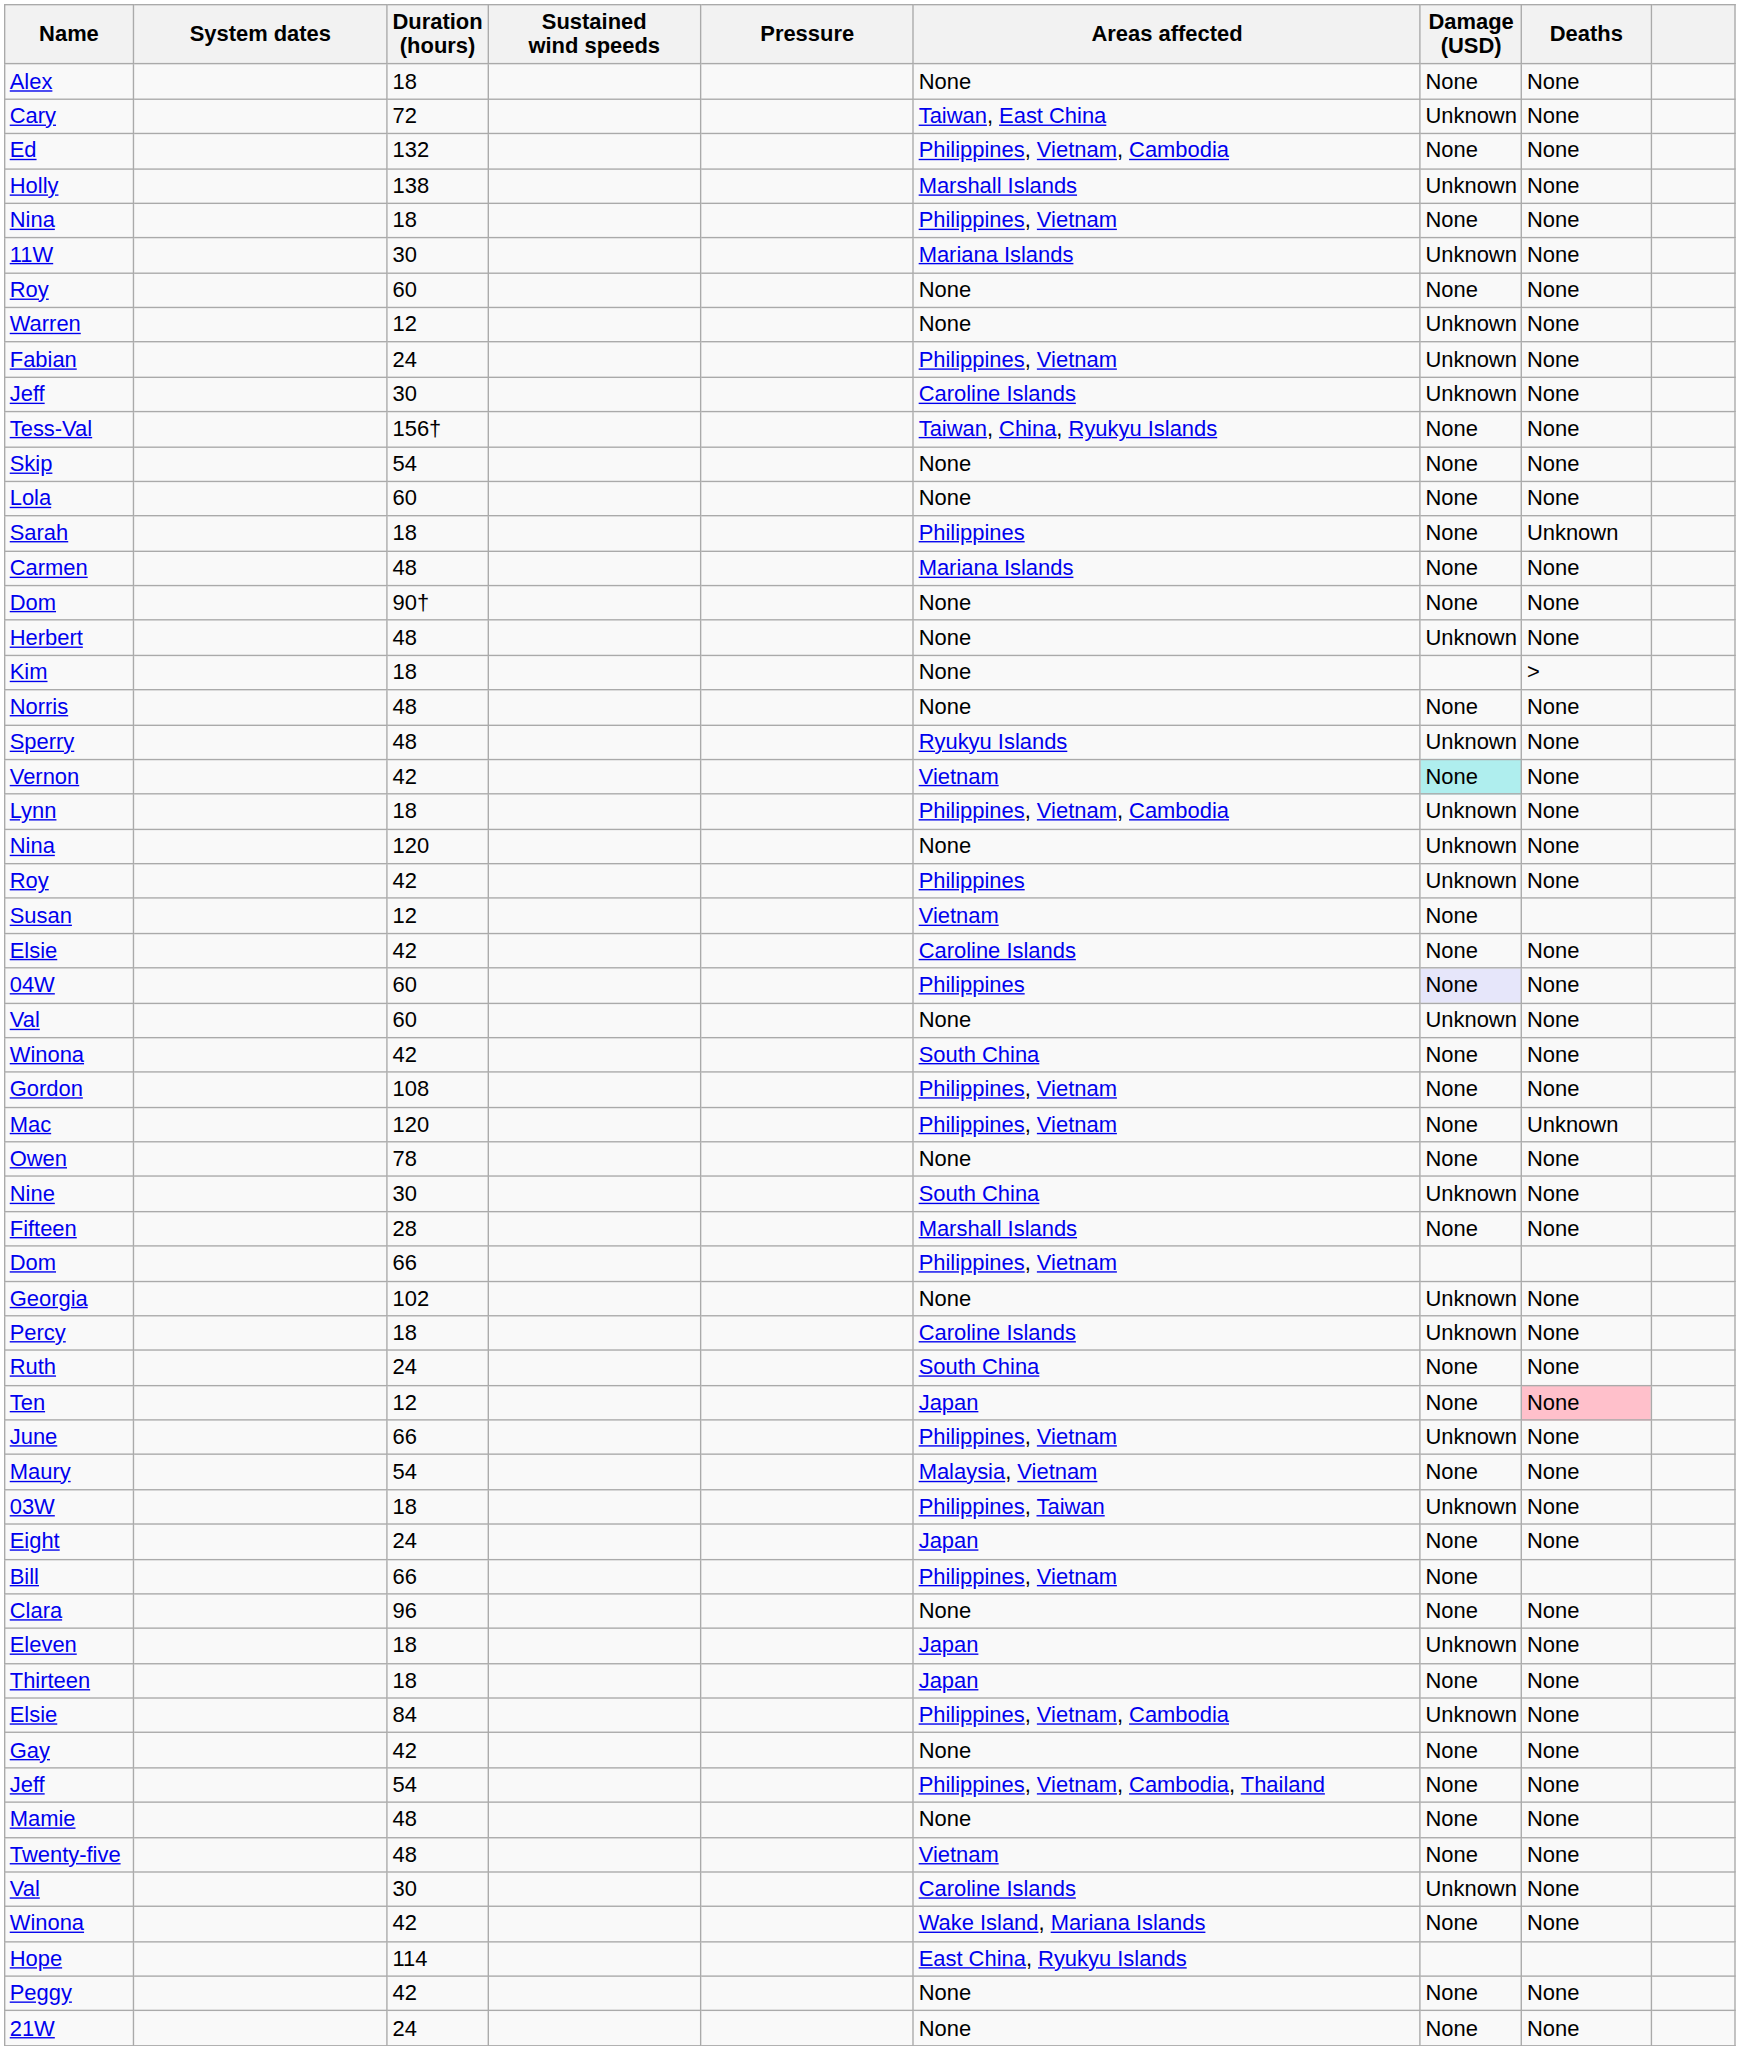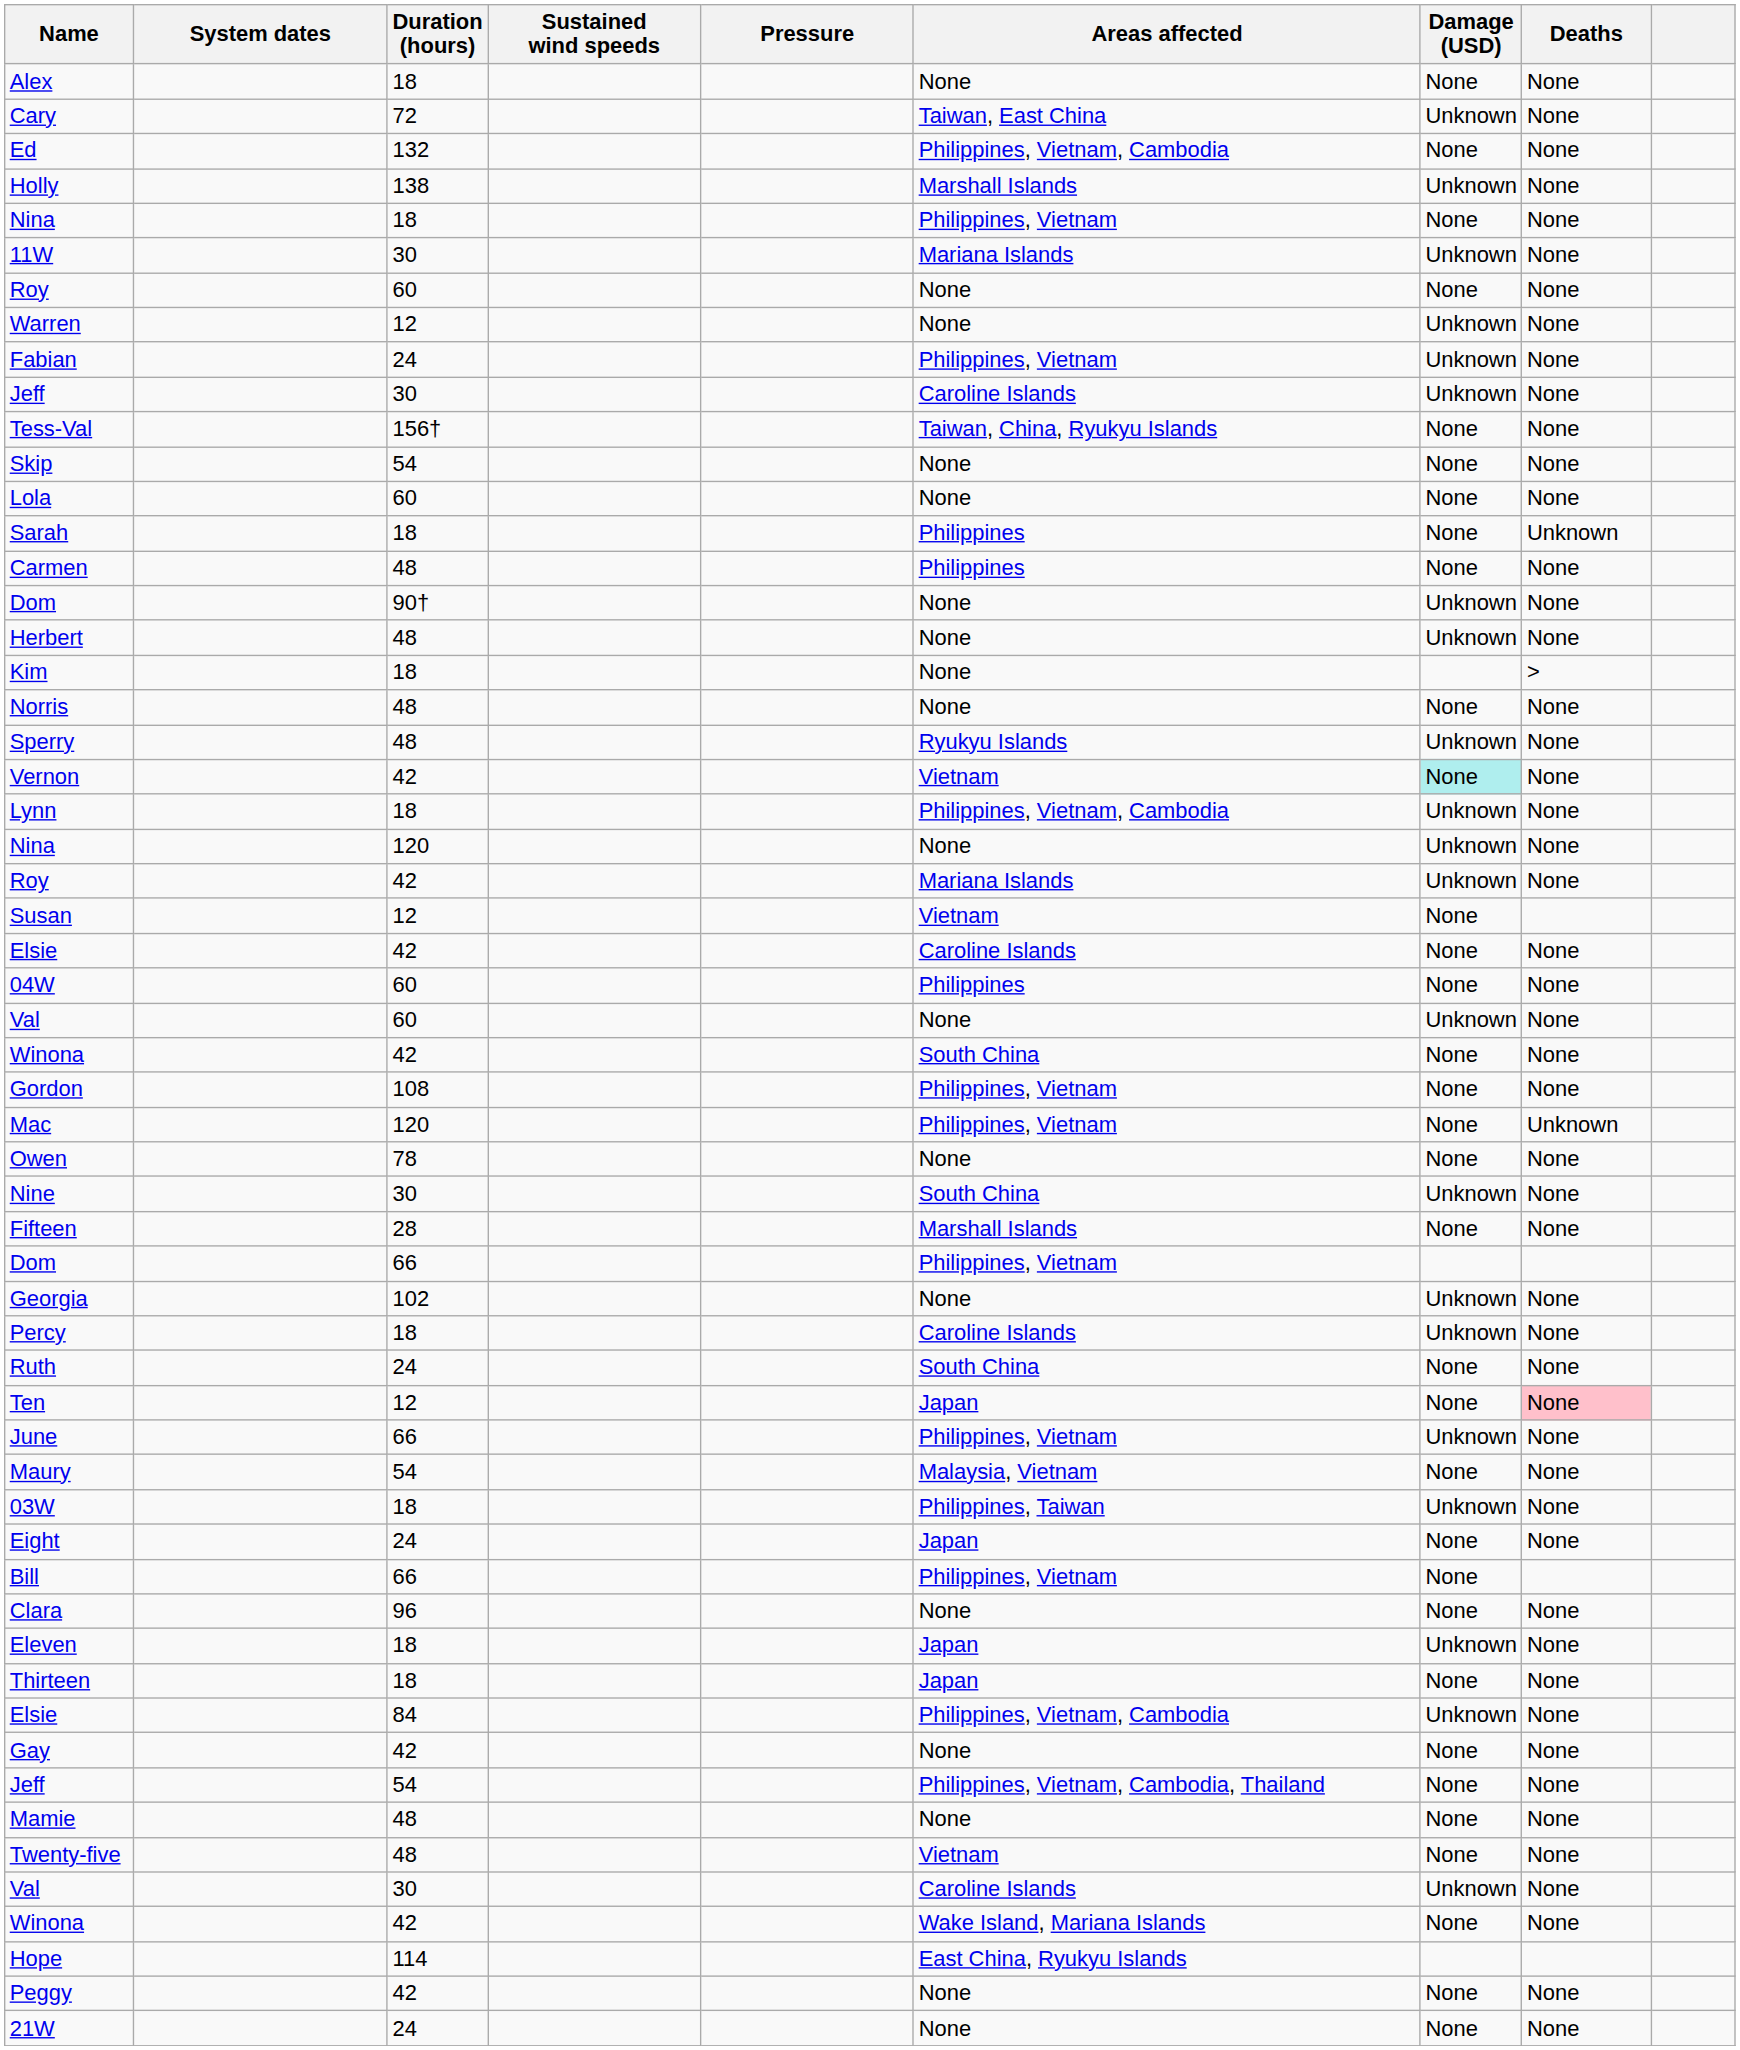(996, 567) Mariana Islands -> (972, 567) Philippines
(1452, 602) None -> (1471, 602) Unknown
(972, 880) Philippines -> (996, 880) Mariana Islands
(1452, 985) lavender background -> (1452, 985) no background
